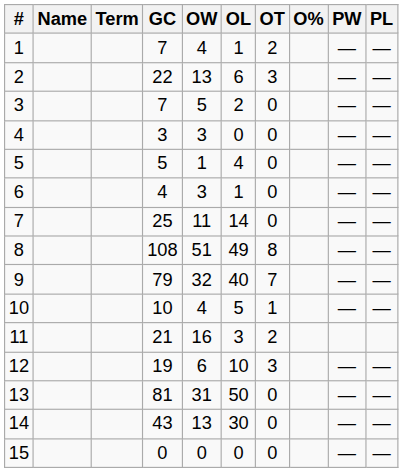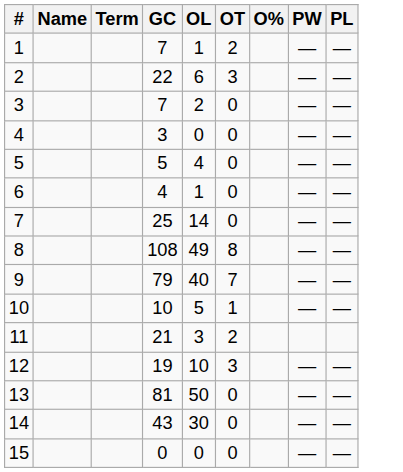- column: (202, 18)
